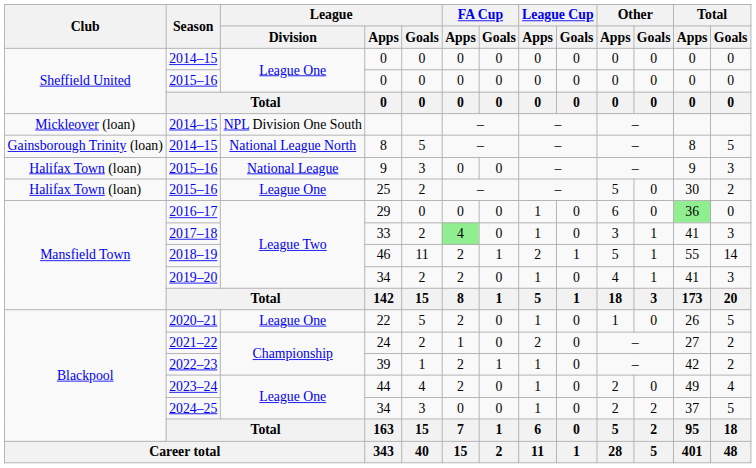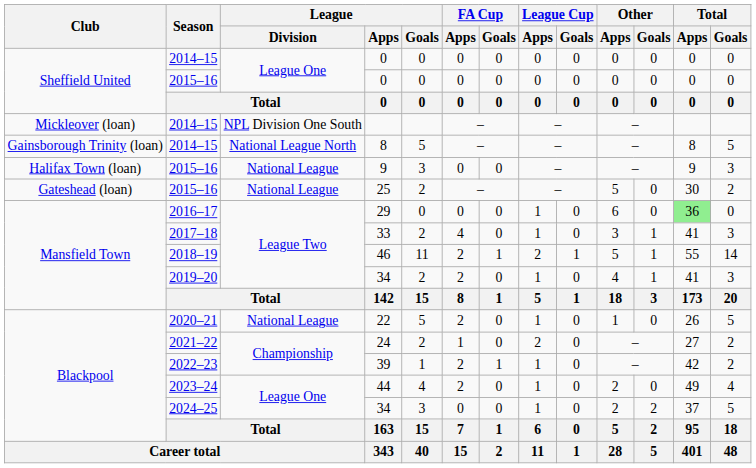(85, 189) Halifax Town (loan) -> (85, 189) Gateshead (loan)
(293, 189) League One -> (293, 189) National League
(460, 233) lightgreen background -> (460, 233) no background
(293, 320) League One -> (293, 320) National League
